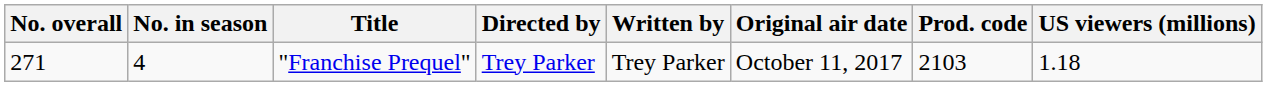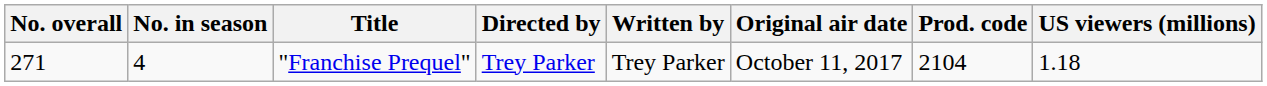(942, 61) 2103 -> (942, 61) 2104
